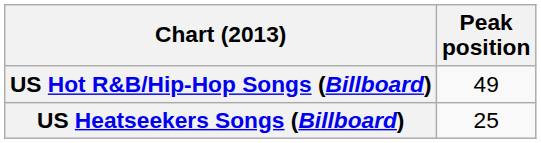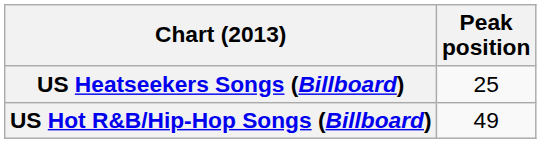rows swapped: (221, 84) <-> (221, 120)
